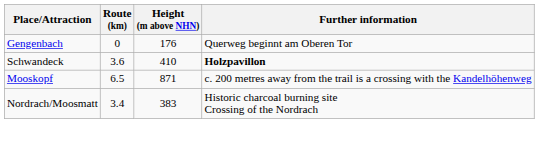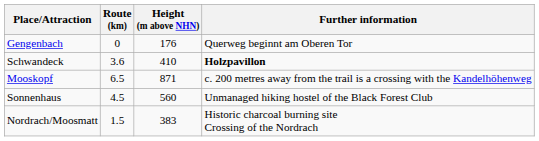+ row: (34, 97)
(117, 103) 3.4 -> (117, 121) 1.5
